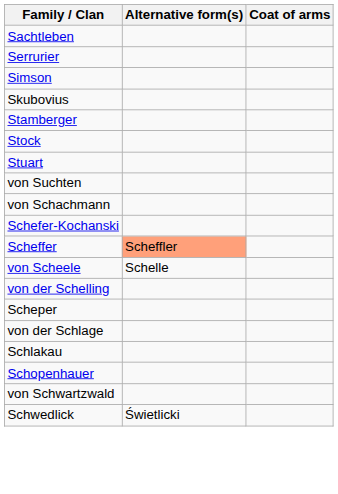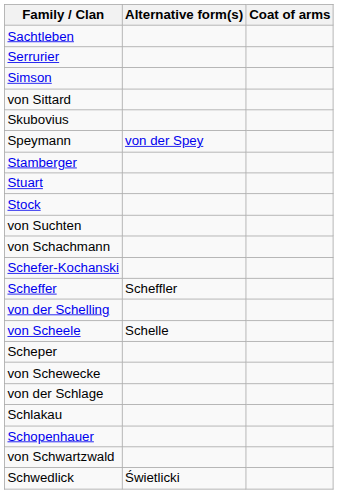+ row: (39, 99)
+ row: (39, 141)
rows swapped: (24, 141) <-> (25, 162)
(151, 246) lightsalmon background -> (151, 288) no background
rows swapped: (44, 267) <-> (58, 288)
+ row: (54, 373)
